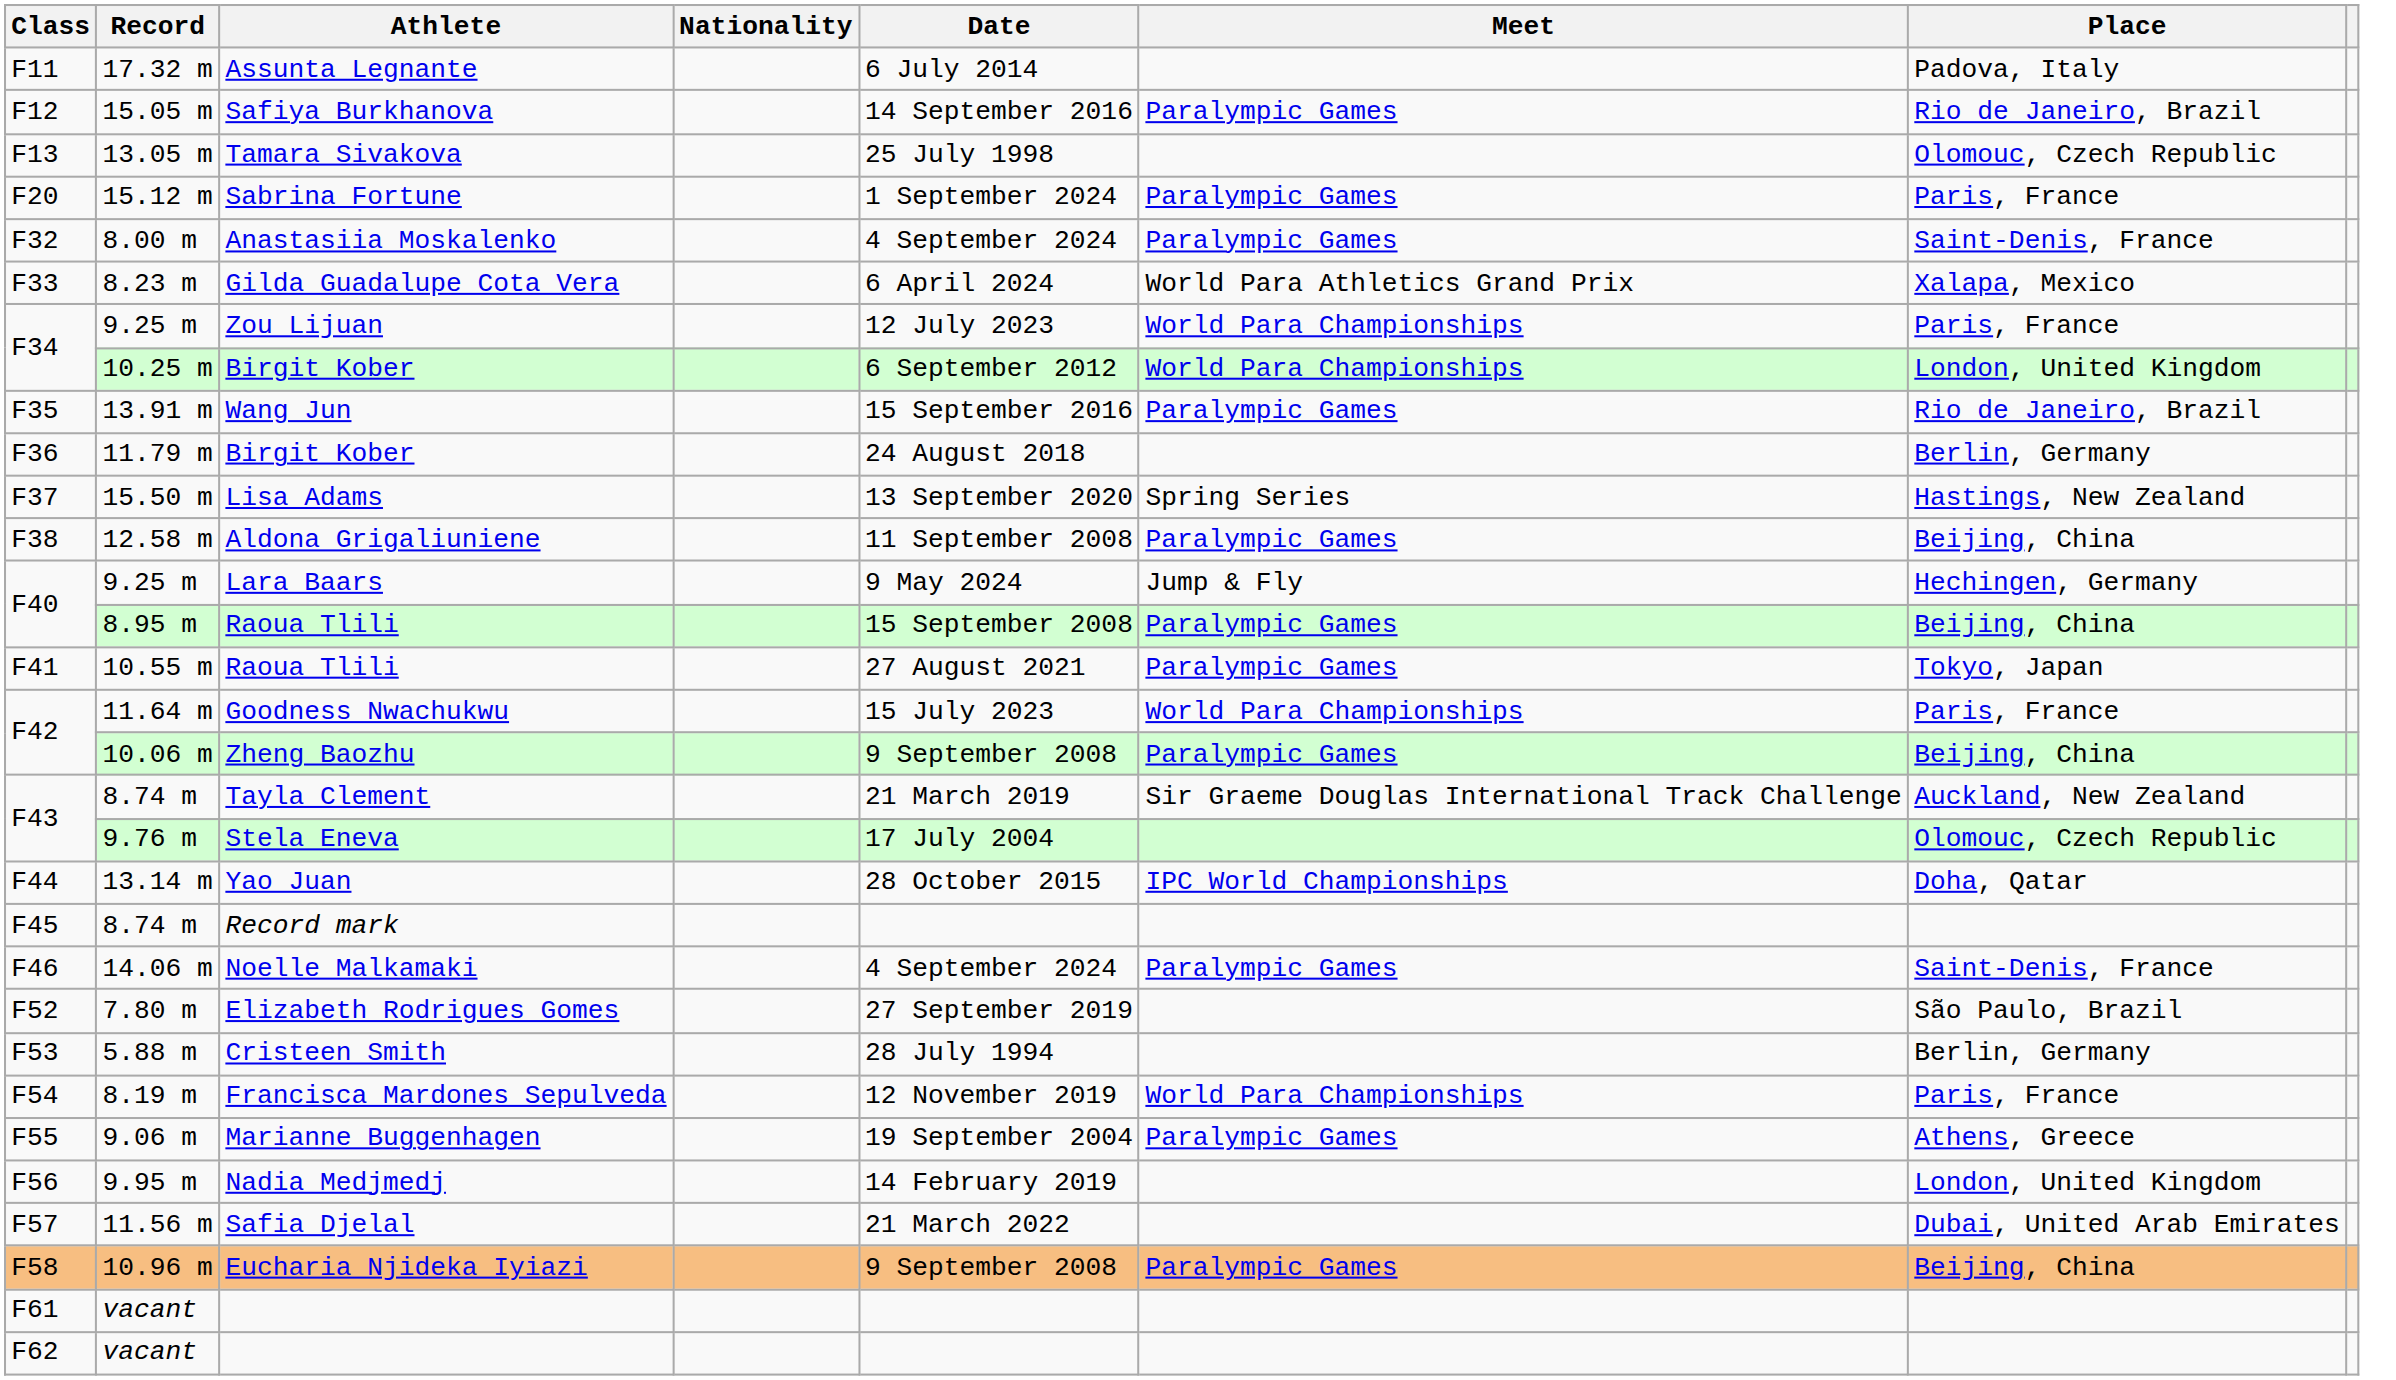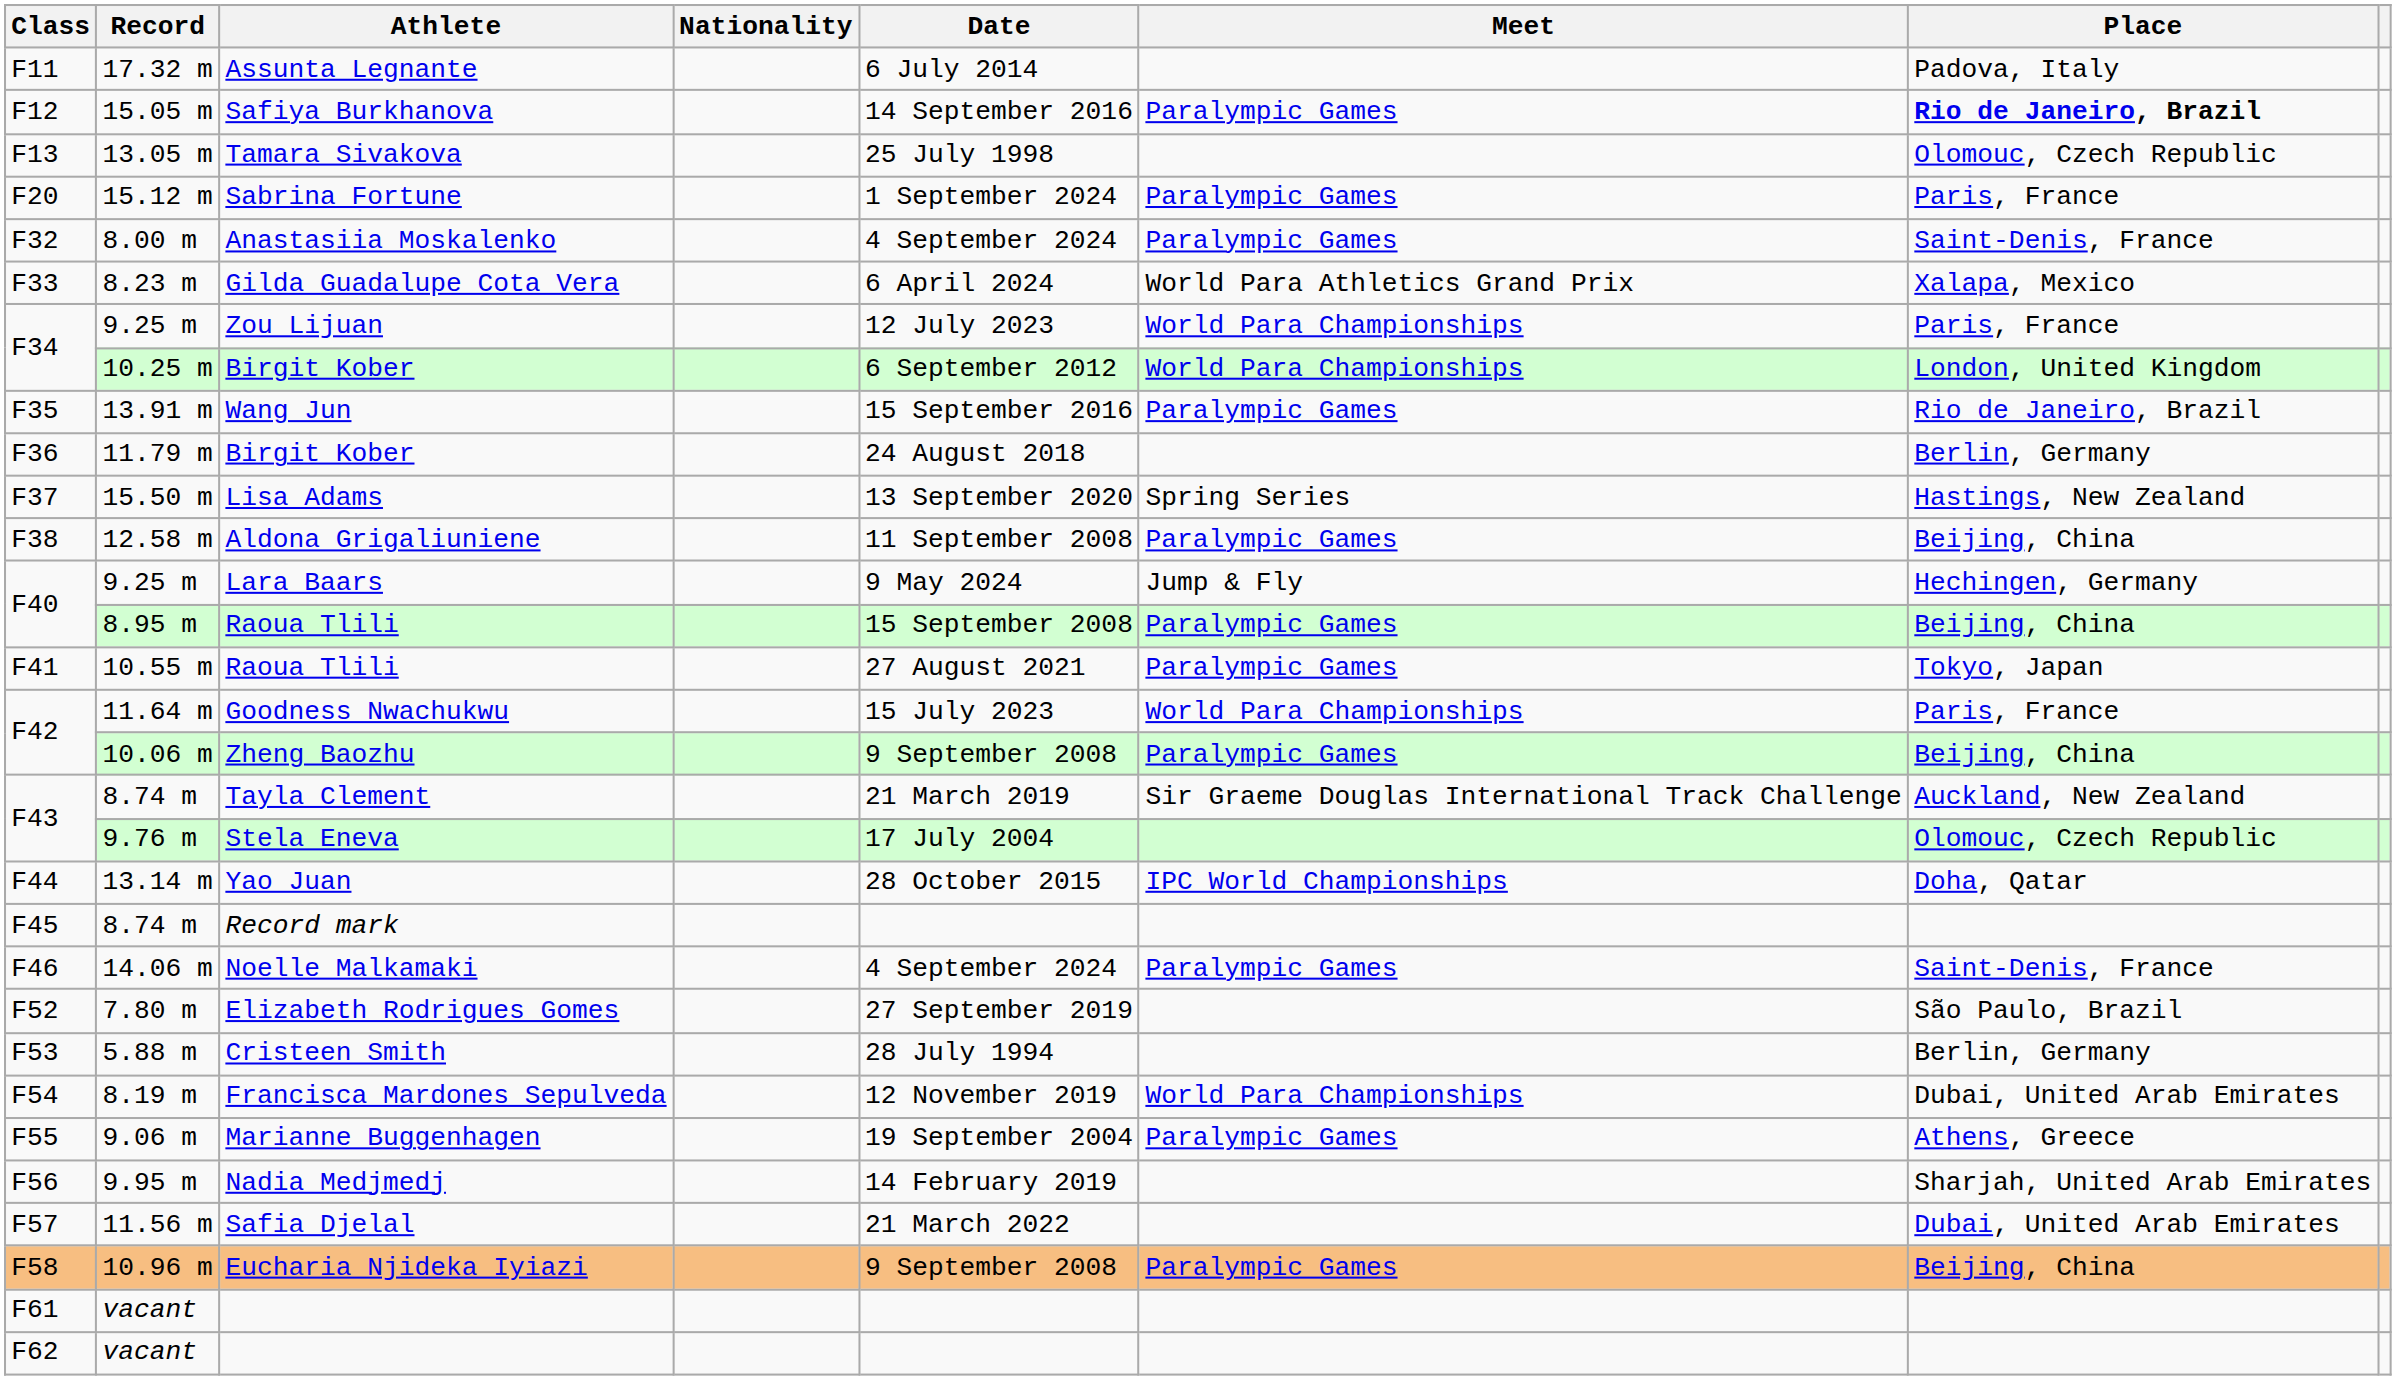(2088, 112) normal -> (2088, 112) bold
(2017, 1096) Paris, France -> (2127, 1096) Dubai, United Arab Emirates
(2088, 1182) London, United Kingdom -> (2143, 1182) Sharjah, United Arab Emirates
